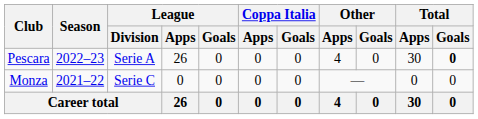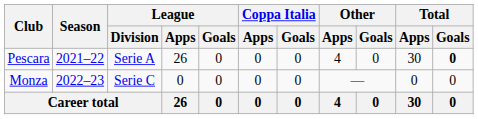(80, 59) 2022–23 -> (80, 59) 2021–22
(80, 80) 2021–22 -> (80, 80) 2022–23
